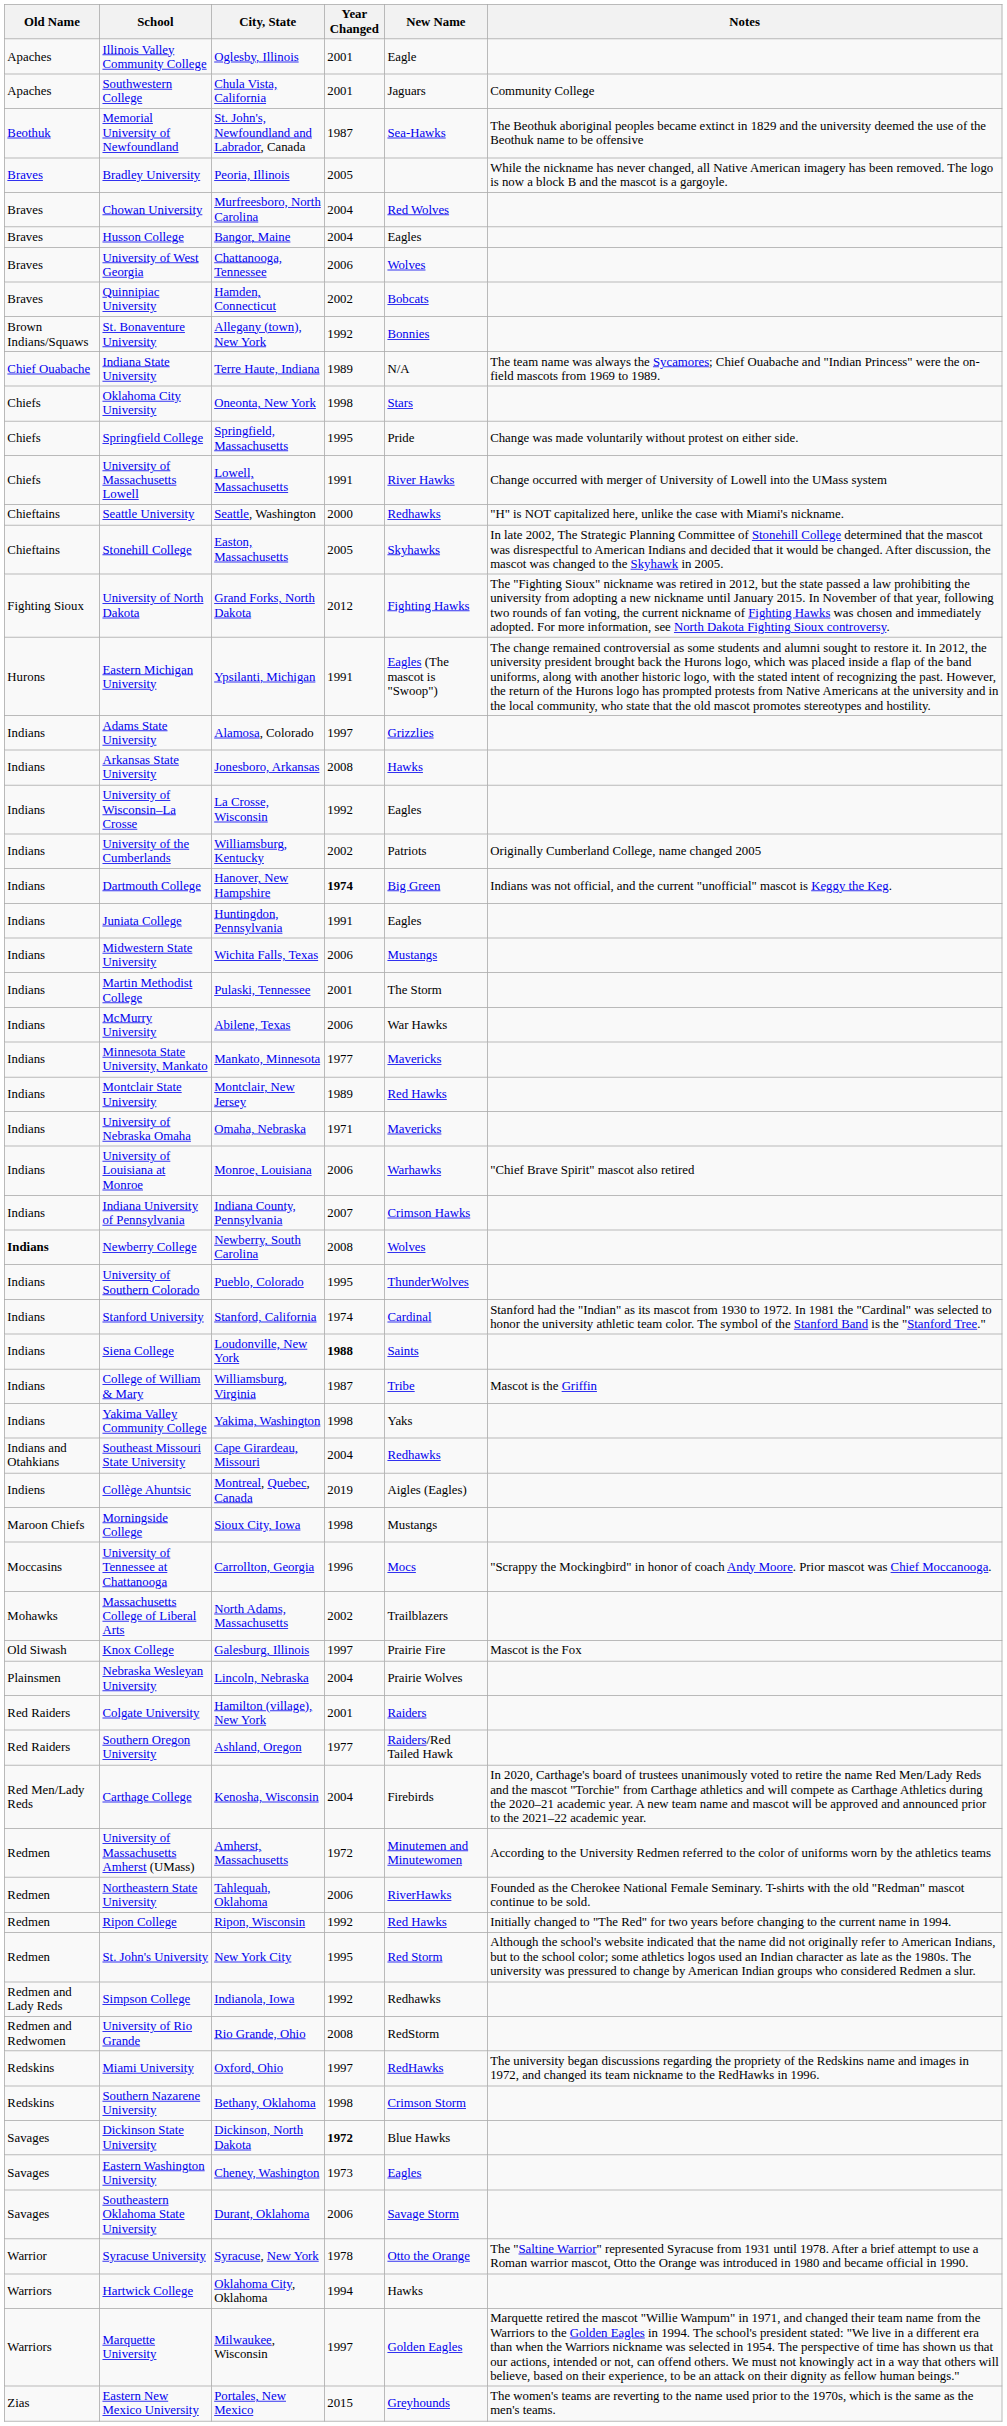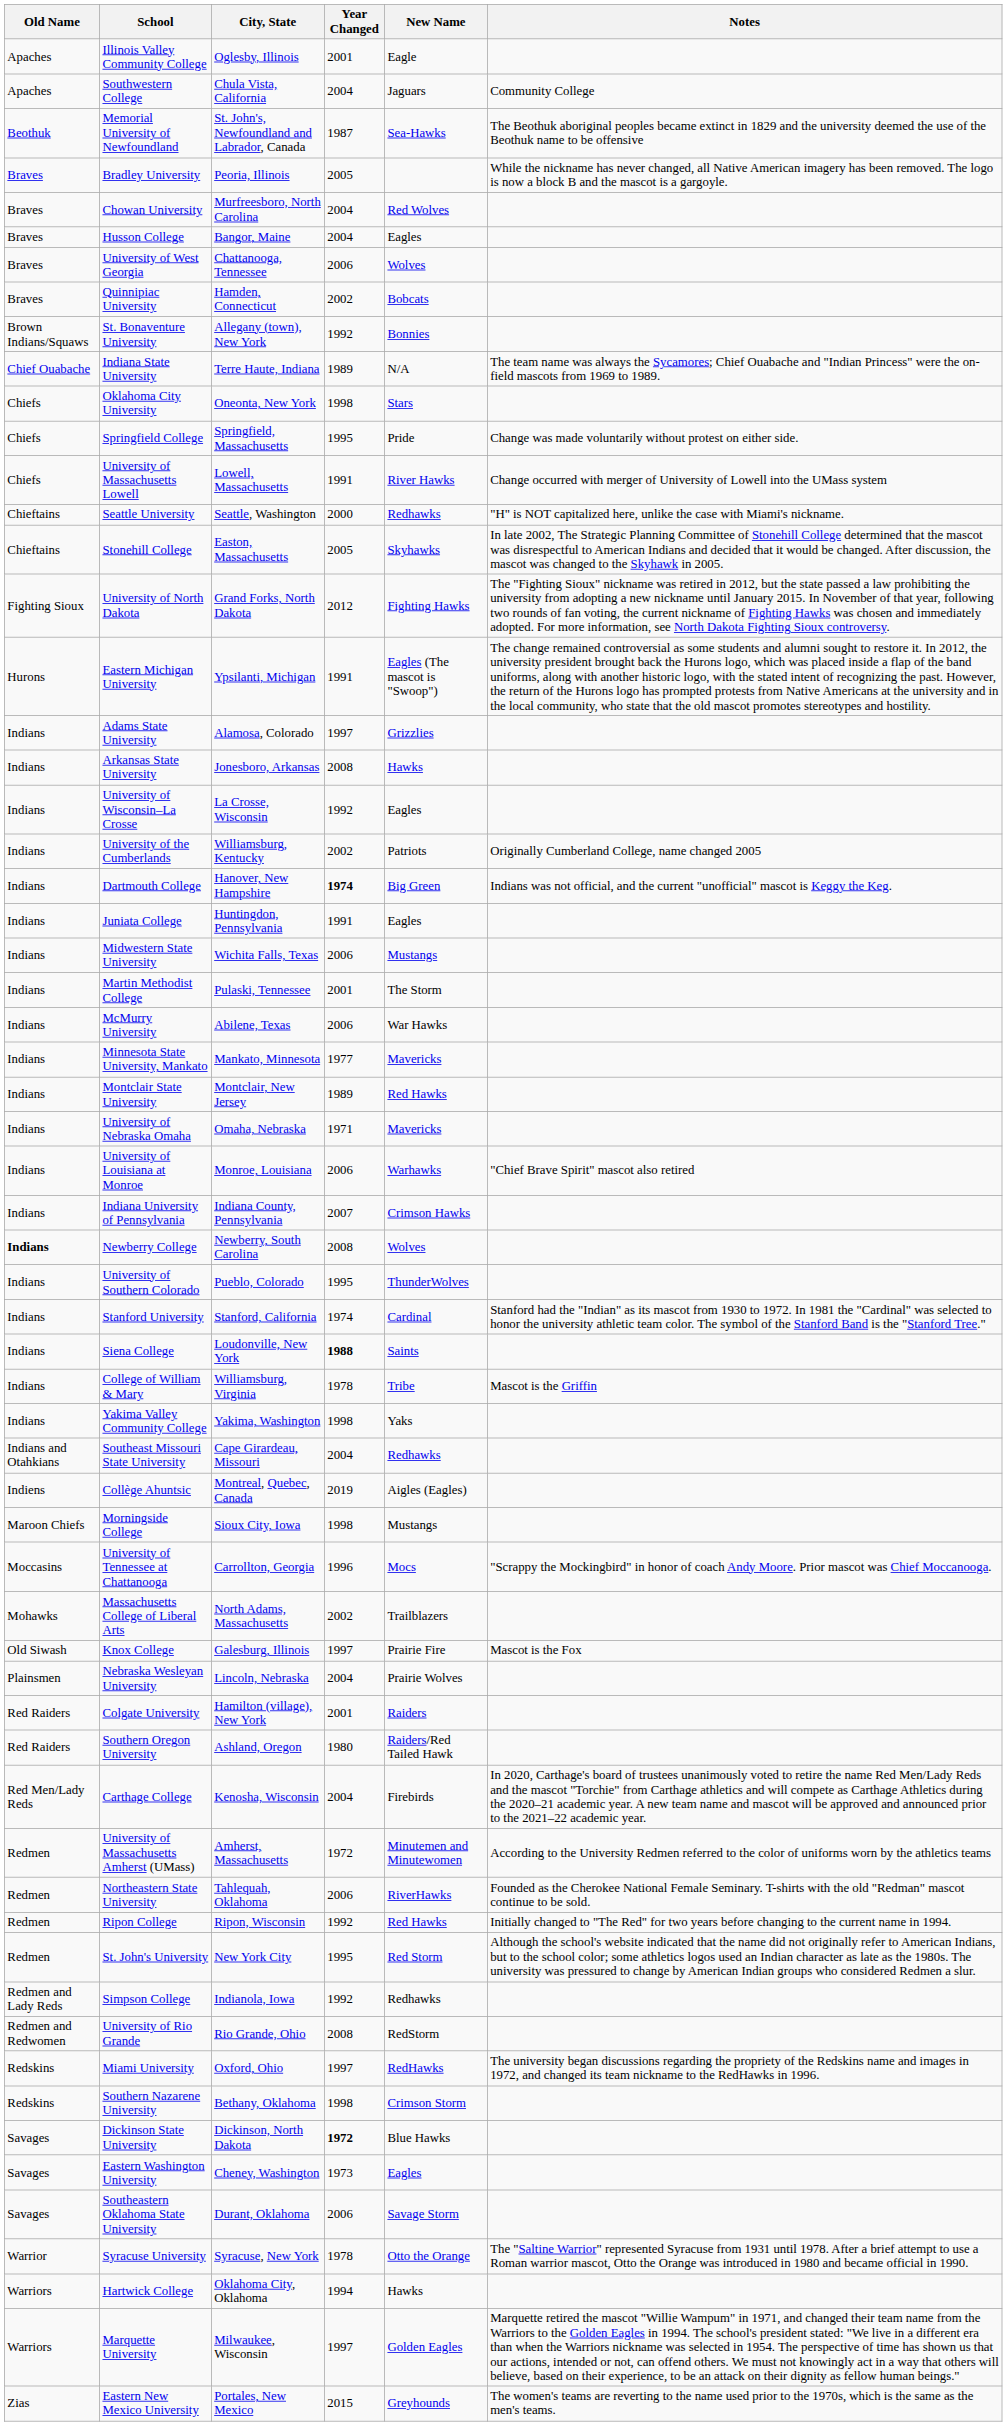(340, 91) 2001 -> (340, 91) 2004
(340, 1386) 1987 -> (340, 1386) 1978
(340, 1747) 1977 -> (340, 1747) 1980
